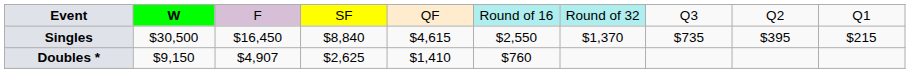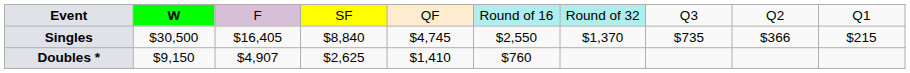(258, 37) $16,450 -> (258, 37) $16,405
(430, 37) $4,615 -> (430, 37) $4,745
(775, 37) $395 -> (775, 37) $366
